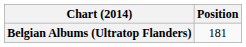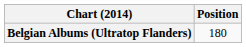(218, 33) 181 -> (218, 33) 180
